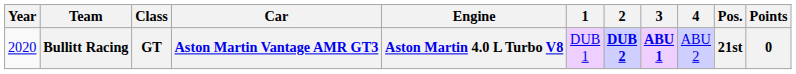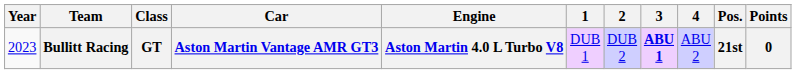(22, 47) 2020 -> (22, 47) 2023
(622, 47) bold -> (622, 47) normal
